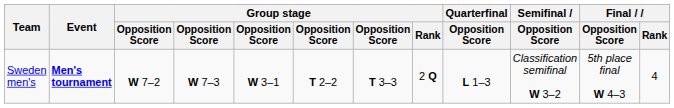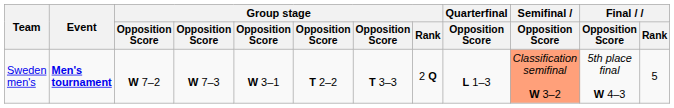(545, 77) no background -> (545, 77) lightsalmon background
(655, 77) 4 -> (655, 77) 5
